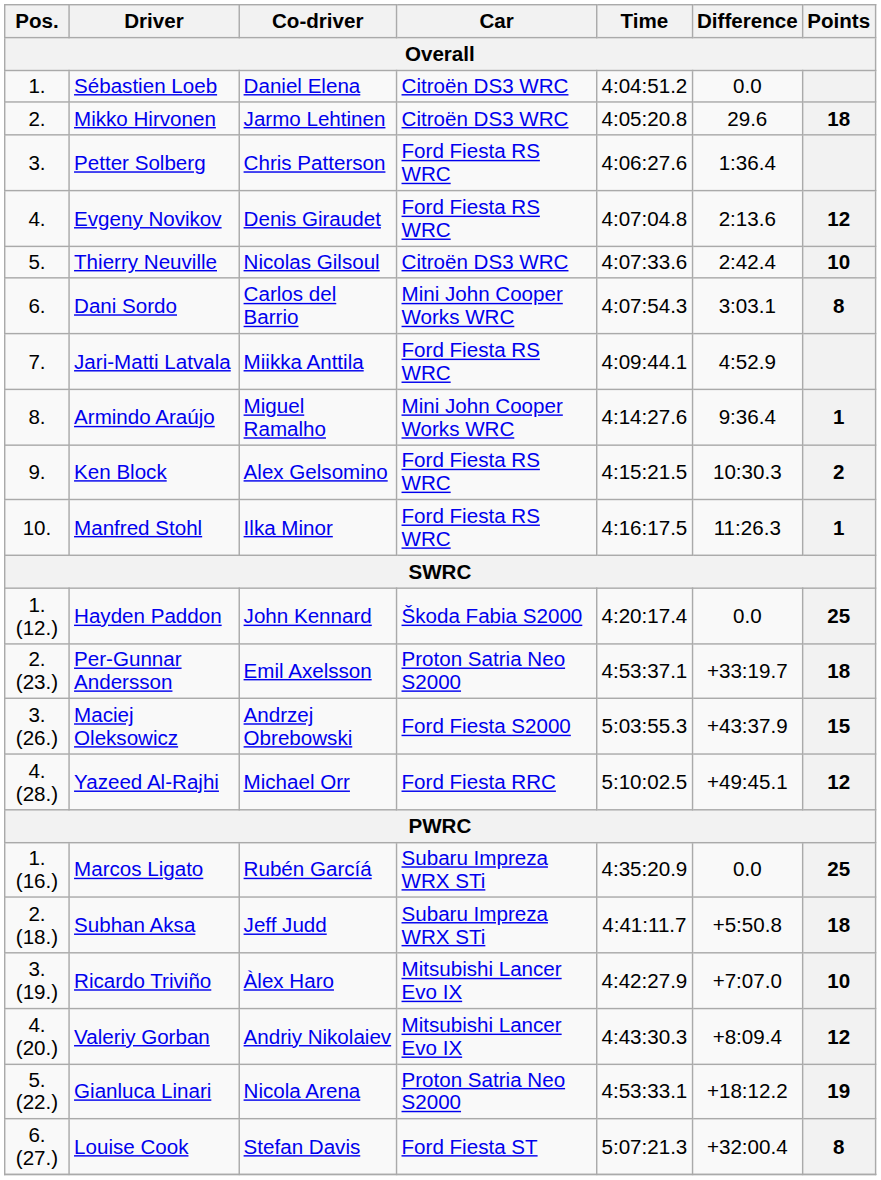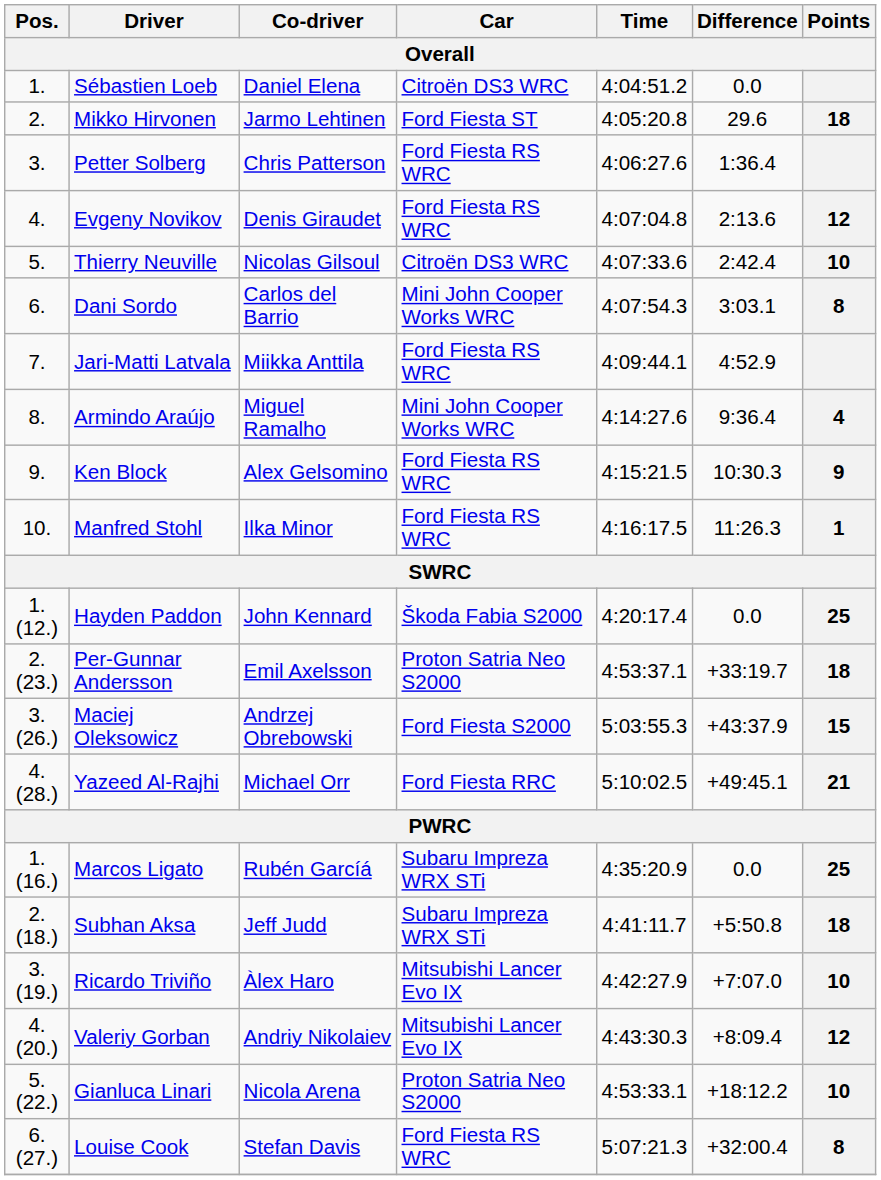(485, 119) Citroën DS3 WRC -> (470, 119) Ford Fiesta ST
(839, 417) 1 -> (839, 417) 4
(839, 473) 2 -> (839, 473) 9
(839, 782) 12 -> (839, 782) 21
(839, 1092) 19 -> (839, 1092) 10
(470, 1147) Ford Fiesta ST -> (471, 1147) Ford Fiesta RS WRC
